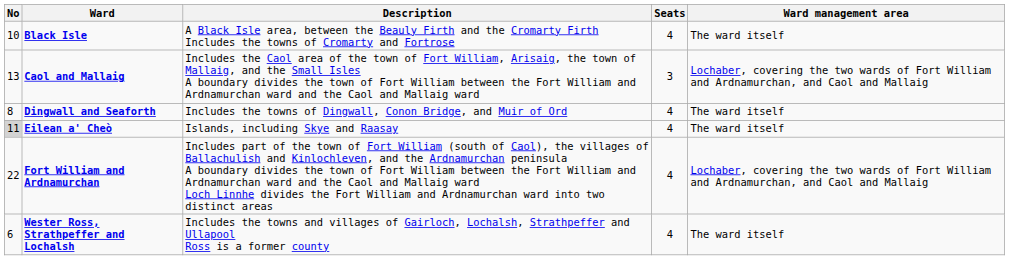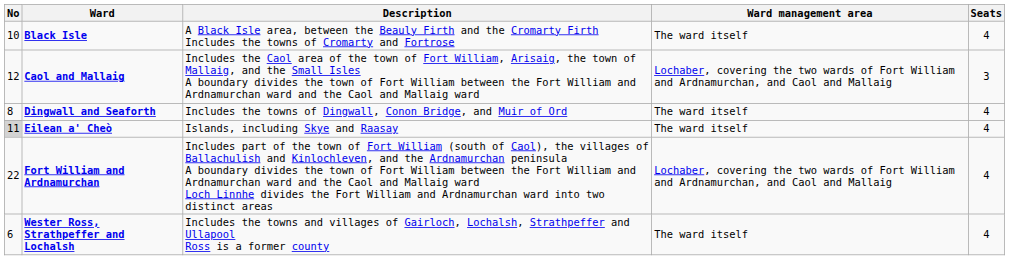columns swapped: (670, 13) <-> (846, 13)
(13, 77) 13 -> (13, 77) 12
